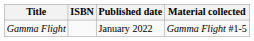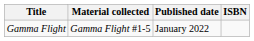columns swapped: (207, 12) <-> (82, 12)
